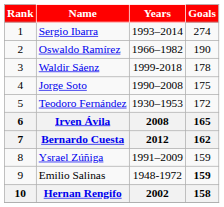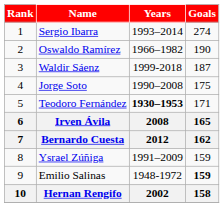(202, 67) 178 -> (202, 67) 187
(157, 103) normal -> (157, 103) bold
(202, 103) 172 -> (202, 103) 171
